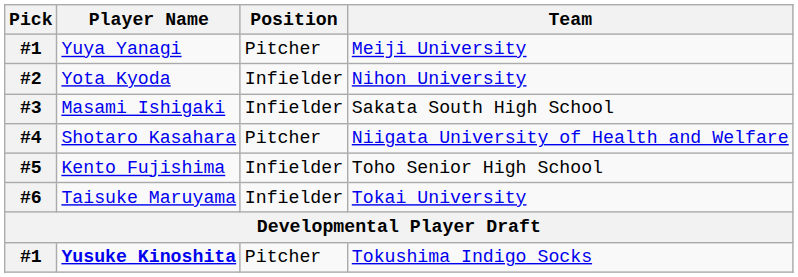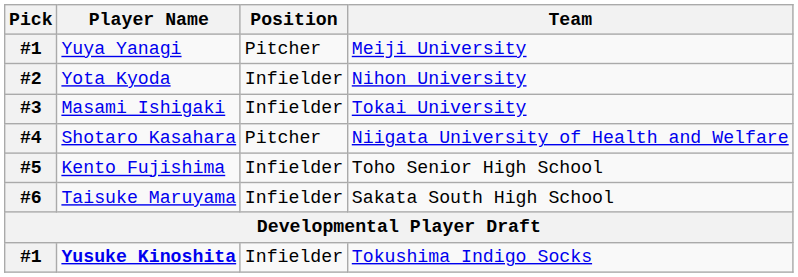(483, 109) Sakata South High School -> (439, 109) Tokai University
(439, 198) Tokai University -> (483, 198) Sakata South High School
(283, 257) Pitcher -> (294, 257) Infielder
